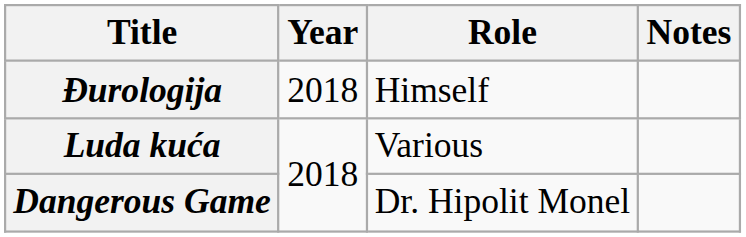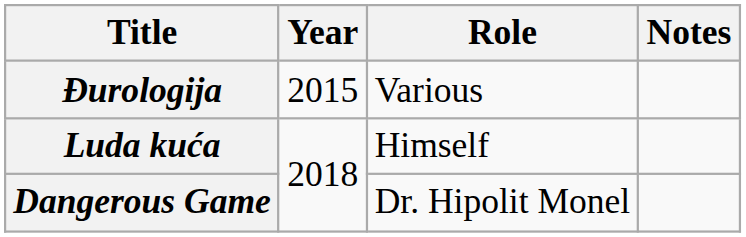(323, 88) 2018 -> (323, 88) 2015
(432, 88) Himself -> (429, 88) Various
(429, 145) Various -> (432, 145) Himself
